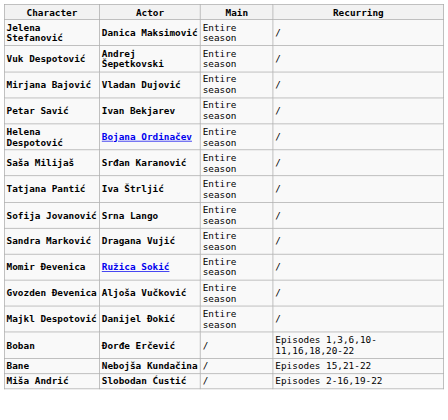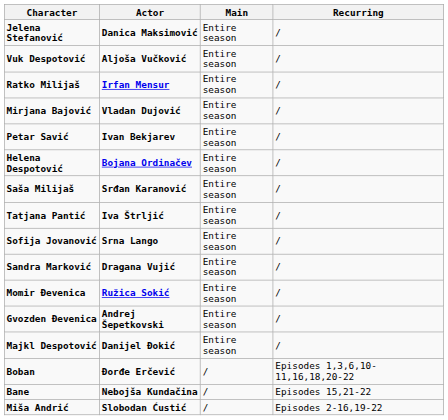(133, 59) Andrej Šepetkovski -> (144, 59) Aljoša Vučković
+ row: (43, 85)
(144, 293) Aljoša Vučković -> (133, 319) Andrej Šepetkovski
